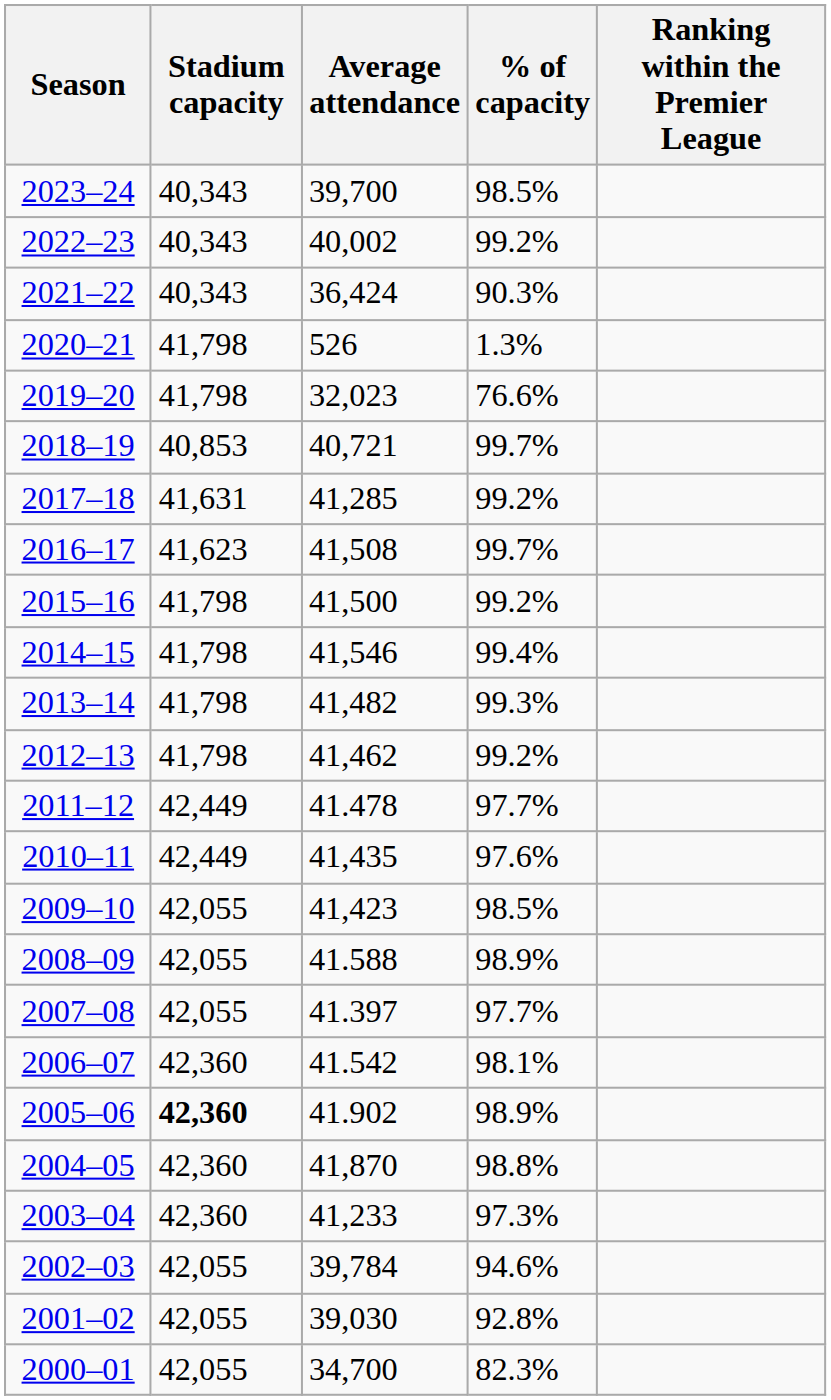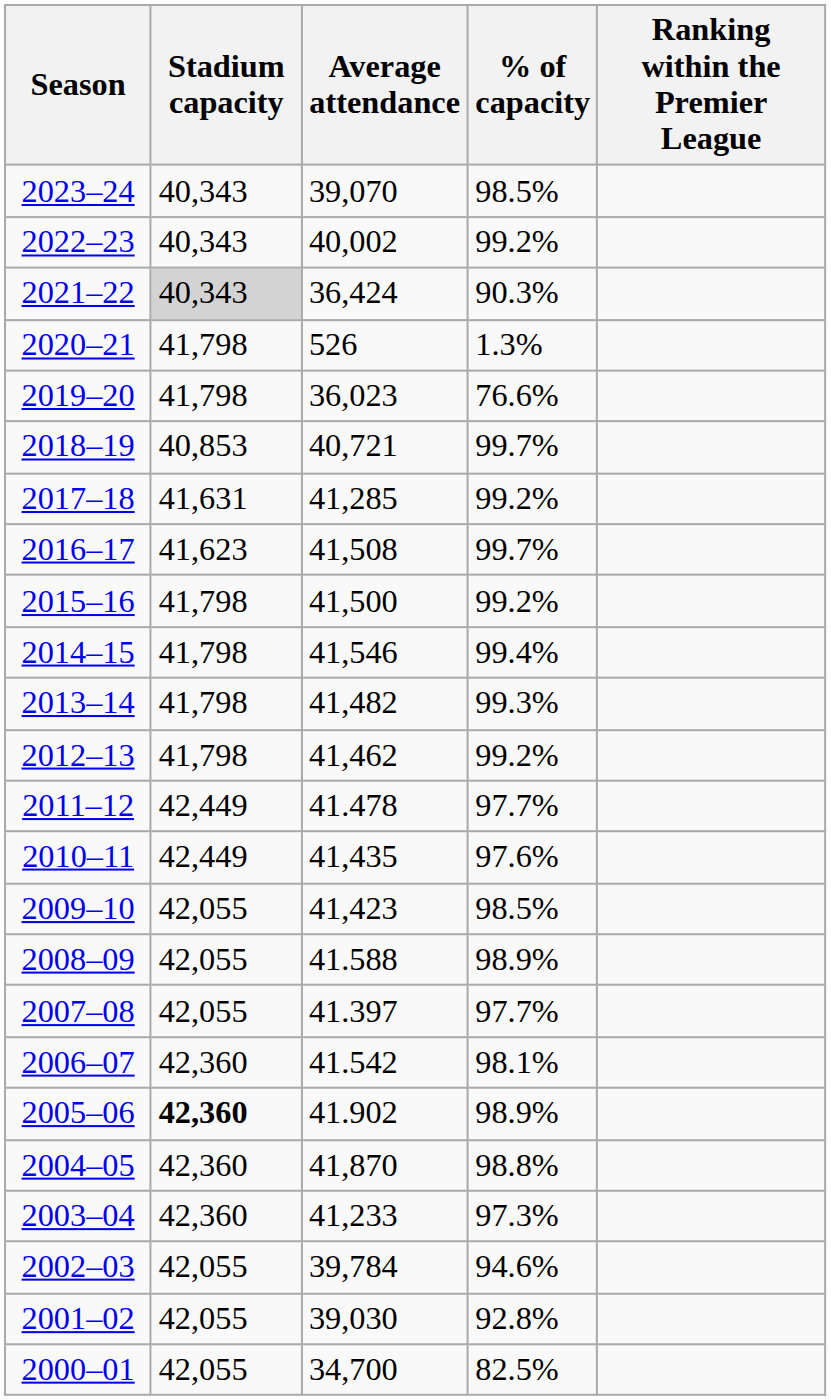(353, 190) 39,700 -> (353, 190) 39,070
(203, 292) no background -> (203, 292) lightgrey background
(353, 395) 32,023 -> (353, 395) 36,023
(517, 1369) 82.3% -> (517, 1369) 82.5%
